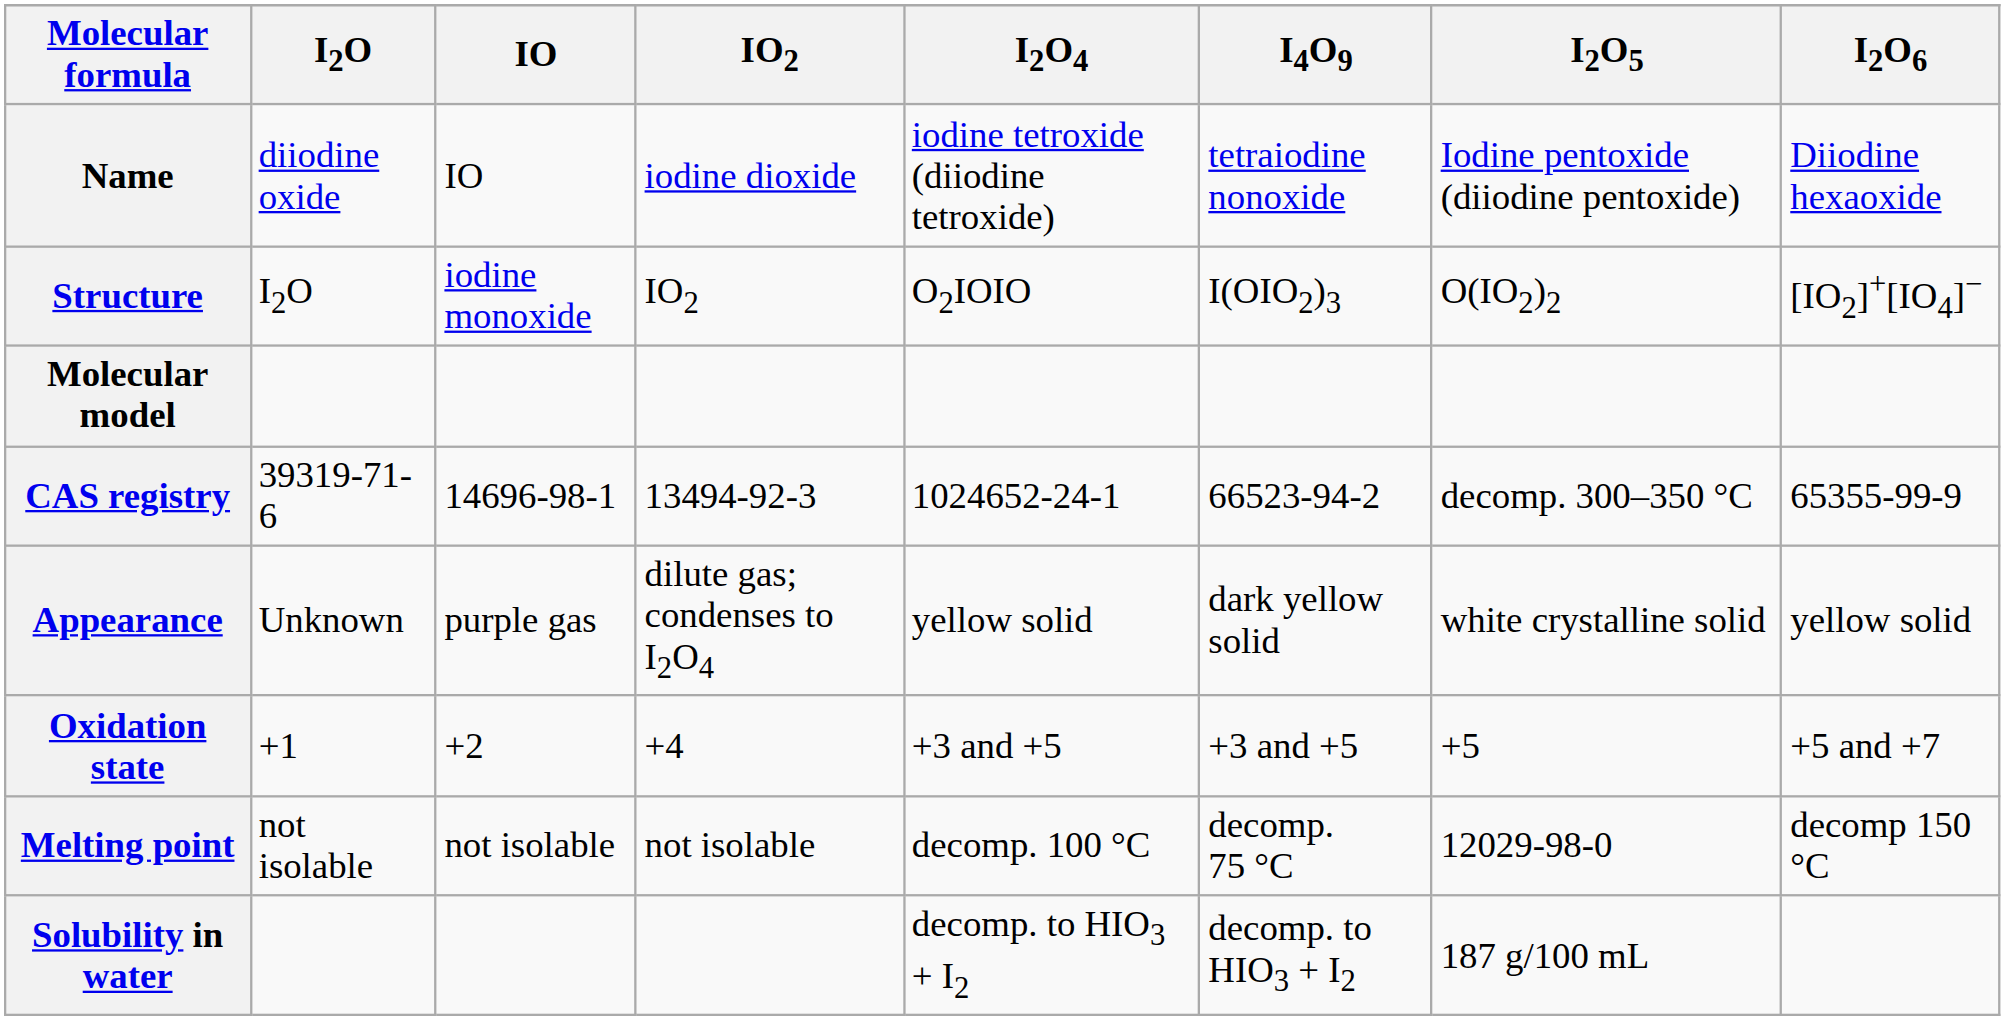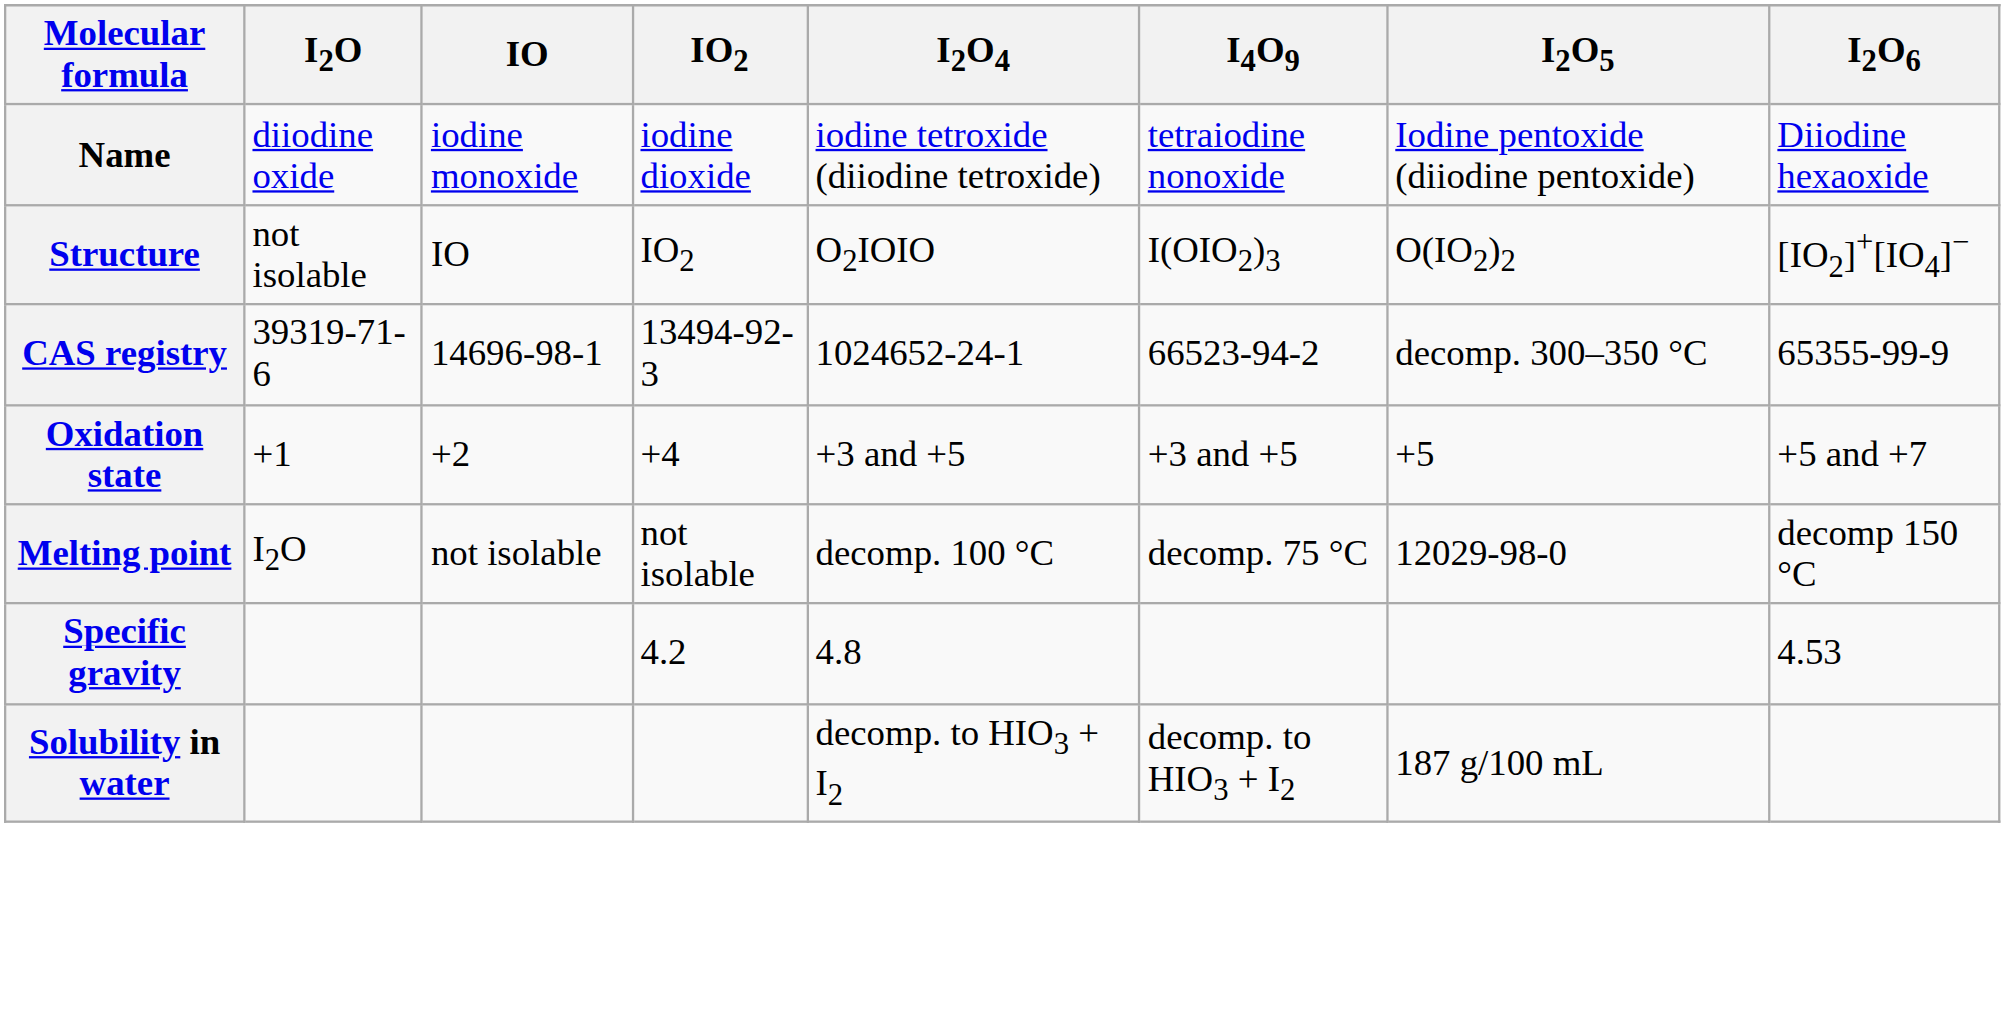(464, 174) IO -> (505, 154) iodine monoxide
(286, 295) I2O -> (310, 253) not isolable
(518, 295) iodine monoxide -> (450, 253) IO
- row: (128, 395)
- row: (128, 620)
(316, 845) not isolable -> (280, 553) I2O
+ row: (125, 652)
